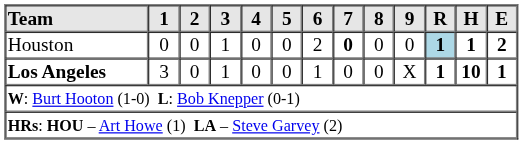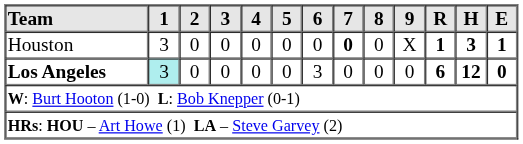(164, 45) 0 -> (164, 45) 3
(225, 45) 1 -> (225, 45) 0
(317, 45) 2 -> (317, 45) 0
(410, 45) 0 -> (410, 45) X
(440, 45) lightblue background -> (440, 45) no background
(471, 45) 1 -> (471, 45) 3
(502, 45) 2 -> (502, 45) 1
(164, 71) no background -> (164, 71) paleturquoise background
(225, 71) 1 -> (225, 71) 0
(317, 71) 1 -> (317, 71) 3
(410, 71) X -> (410, 71) 0
(440, 71) 1 -> (440, 71) 6
(471, 71) 10 -> (471, 71) 12
(502, 71) 1 -> (502, 71) 0
